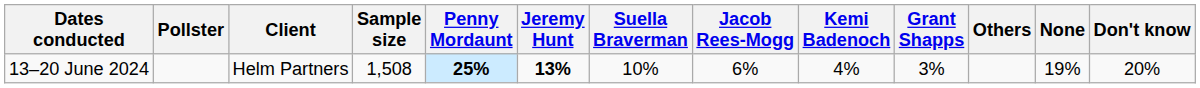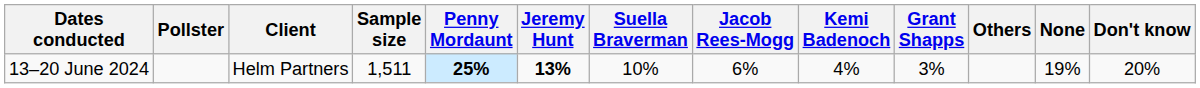(389, 68) 1,508 -> (389, 68) 1,511
